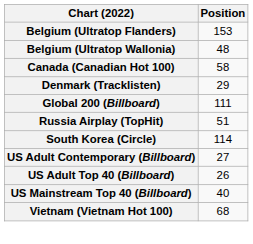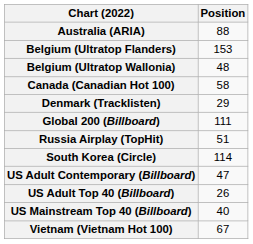+ row: (101, 31)
(223, 157) 27 -> (223, 175) 47
(223, 211) 68 -> (223, 229) 67
